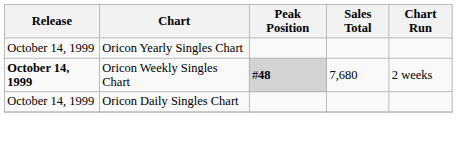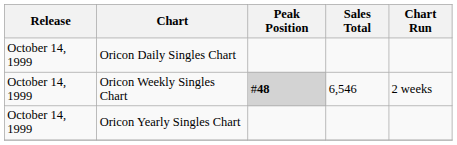rows swapped: (170, 101) <-> (173, 48)
(38, 75) bold -> (37, 89) normal
(344, 75) 7,680 -> (343, 89) 6,546
